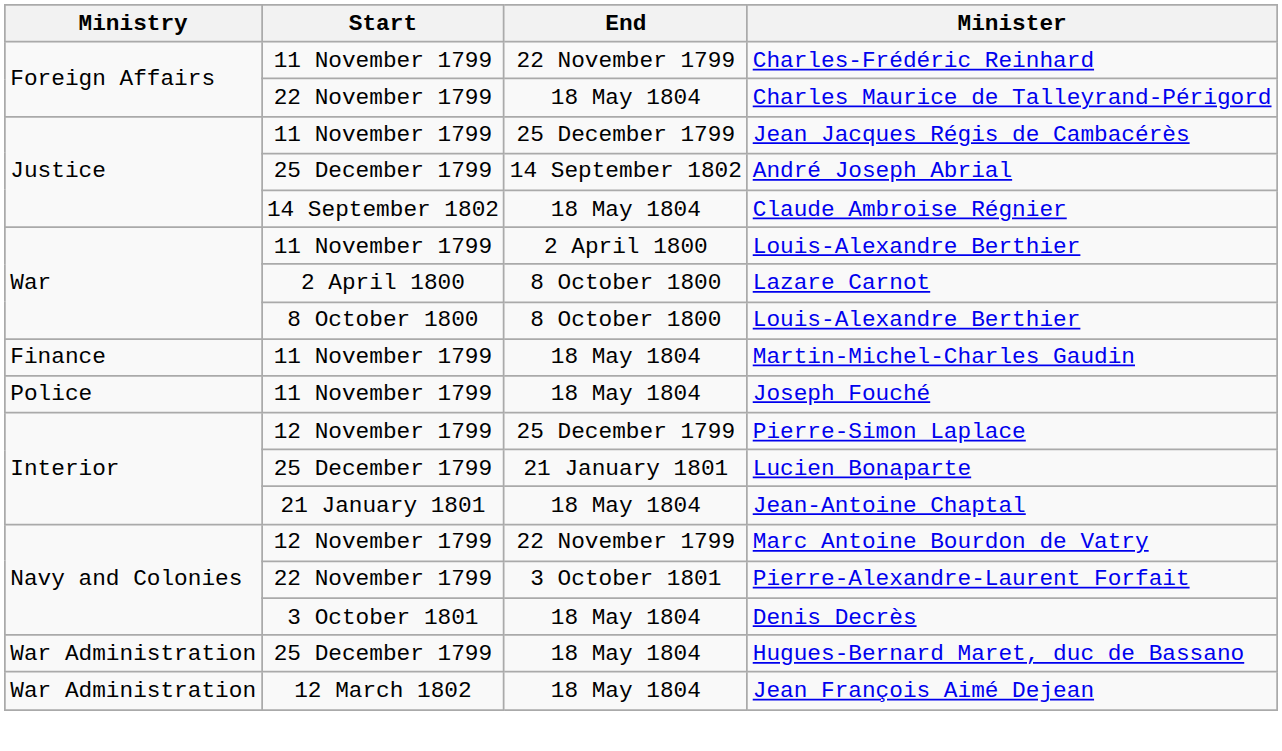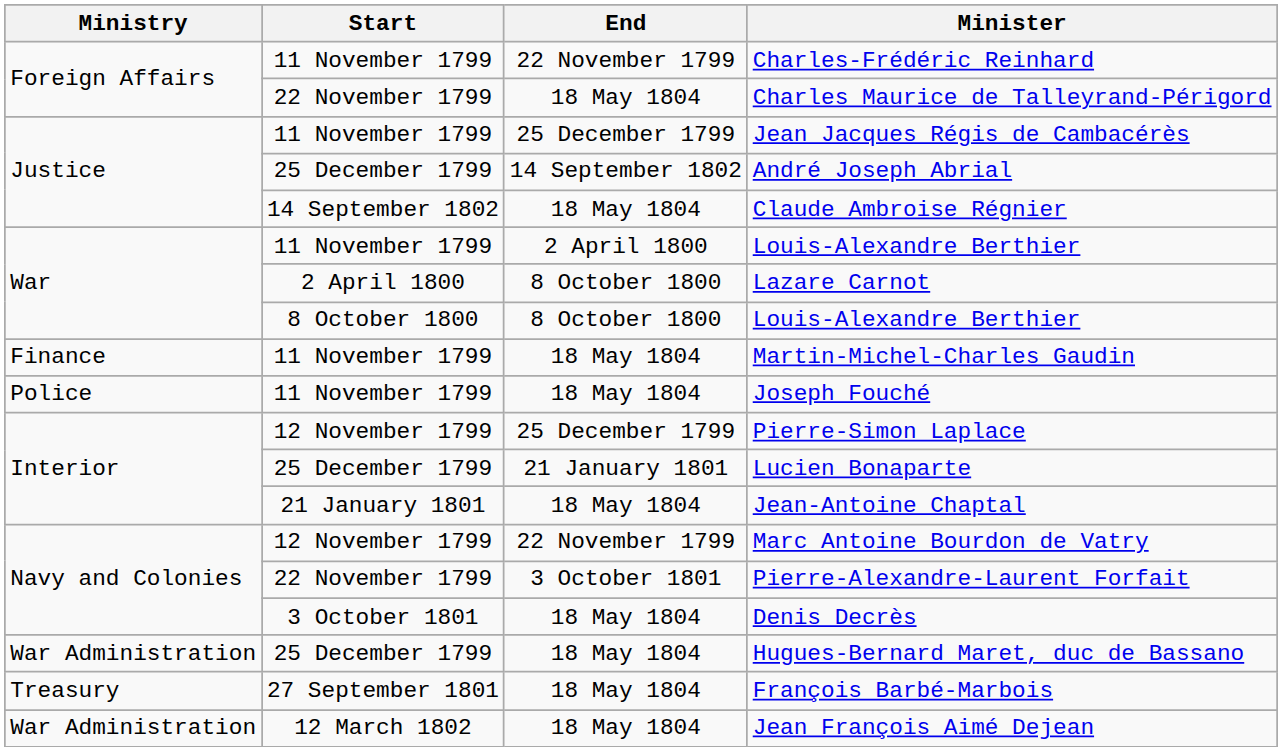+ row: (383, 691)
